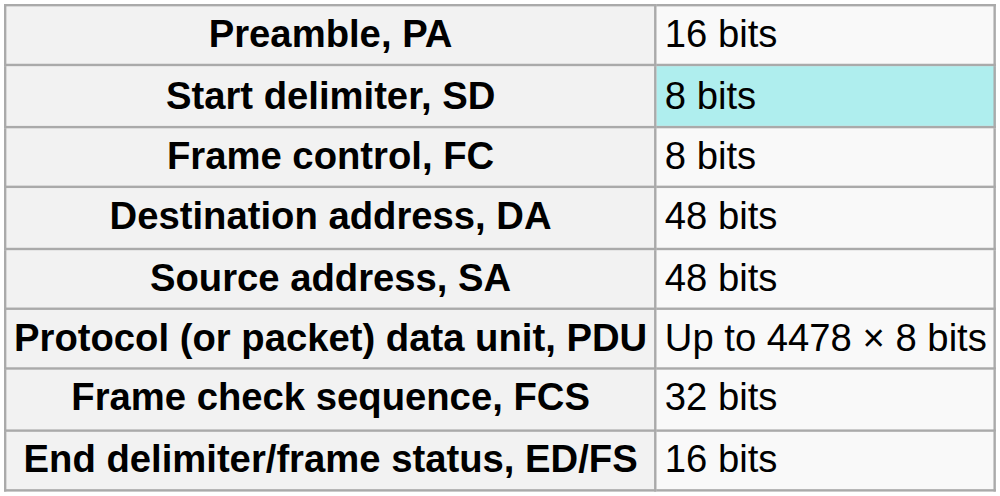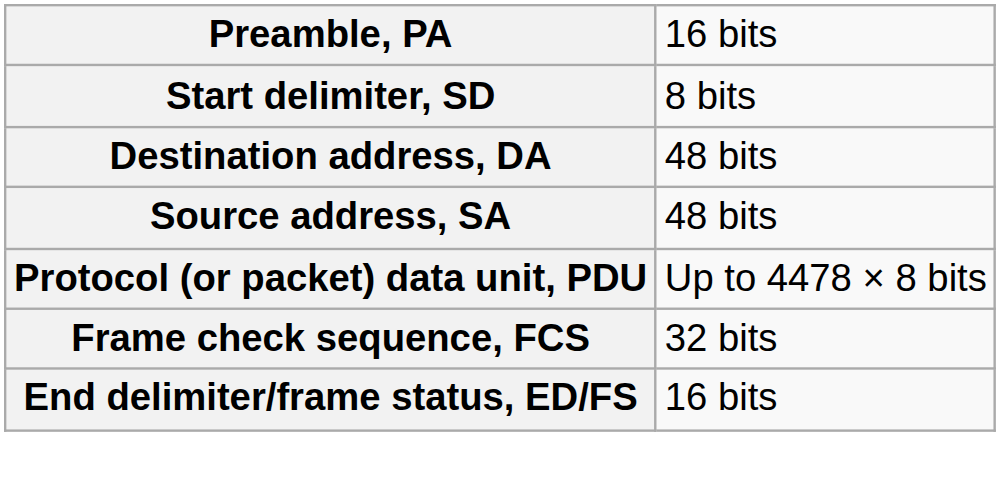(711, 95) paleturquoise background -> (711, 95) no background
- row: (331, 156)
